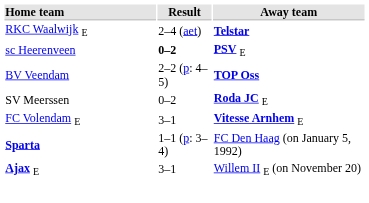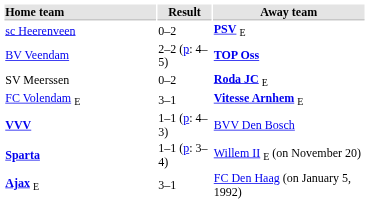- row: (46, 30)
(167, 50) bold -> (167, 30) normal
+ row: (18, 125)
(282, 144) FC Den Haag (on January 5, 1992) -> (287, 155) Willem II E (on November 20)
(287, 169) Willem II E (on November 20) -> (282, 185) FC Den Haag (on January 5, 1992)
